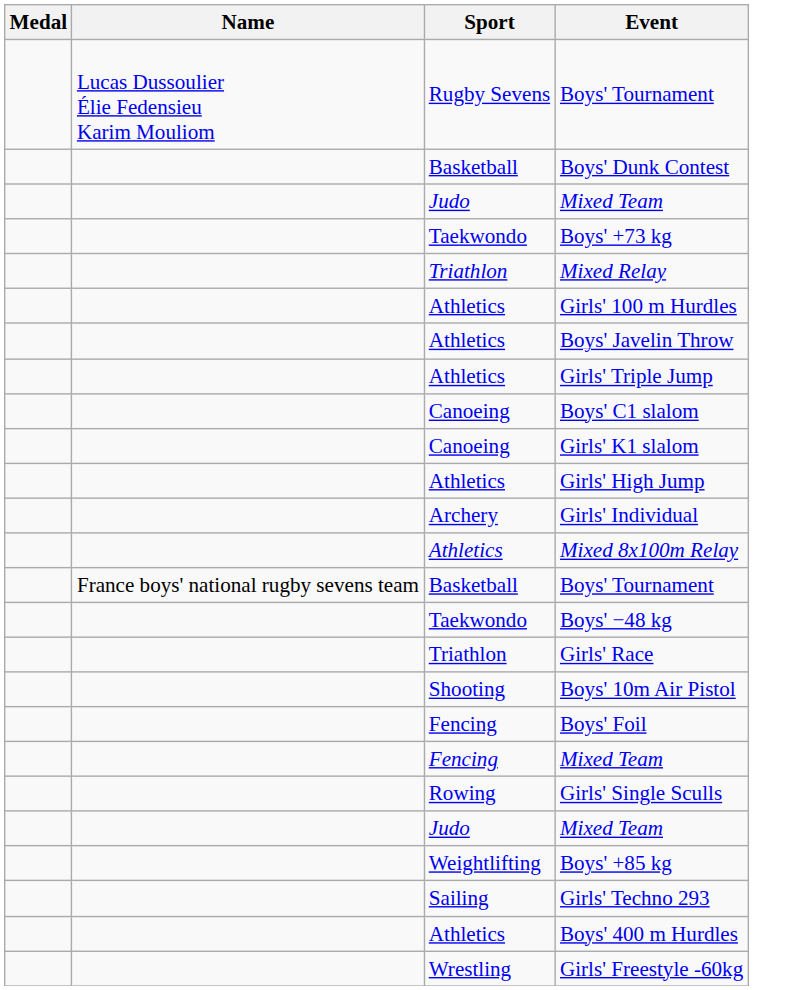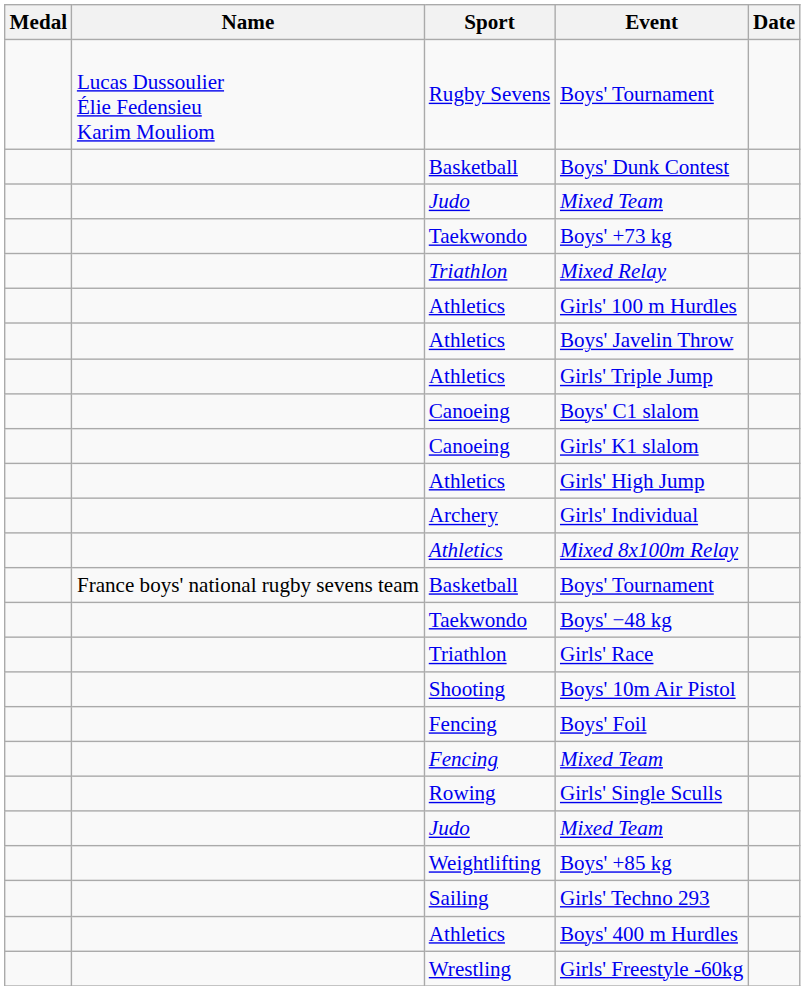+ column: (774, 22)
